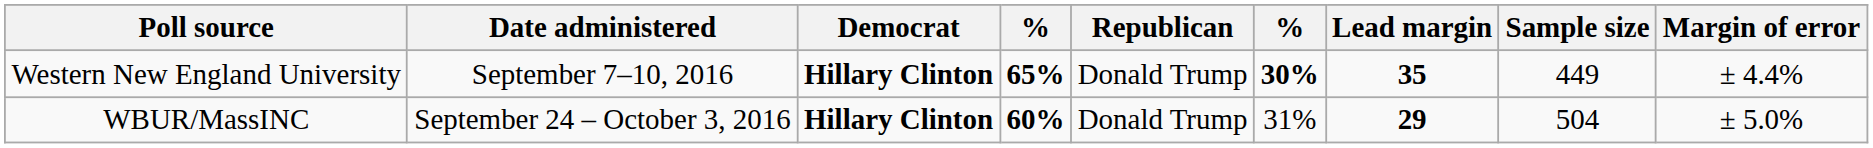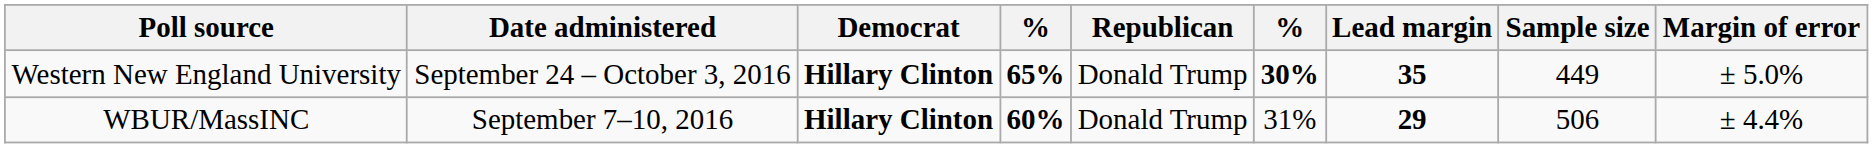(602, 73) September 7–10, 2016 -> (602, 73) September 24 – October 3, 2016
(1761, 73) ± 4.4% -> (1761, 73) ± 5.0%
(602, 119) September 24 – October 3, 2016 -> (602, 119) September 7–10, 2016
(1578, 119) 504 -> (1578, 119) 506
(1761, 119) ± 5.0% -> (1761, 119) ± 4.4%
